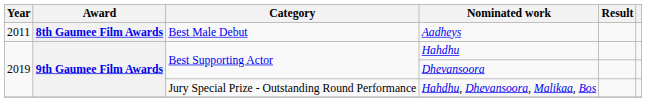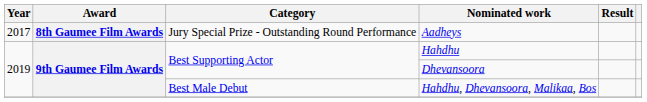(19, 32) 2011 -> (19, 32) 2017
(208, 32) Best Male Debut -> (292, 32) Jury Special Prize - Outstanding Round Performance
(292, 87) Jury Special Prize - Outstanding Round Performance -> (208, 87) Best Male Debut
